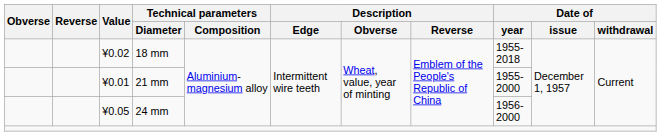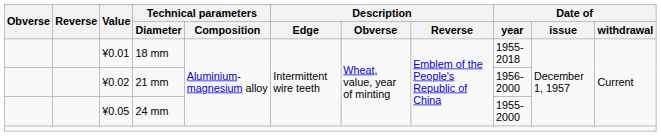(116, 53) ¥0.02 -> (116, 53) ¥0.01
(116, 82) ¥0.01 -> (116, 82) ¥0.02
(510, 82) 1955-2000 -> (510, 82) 1956-2000
(510, 112) 1956-2000 -> (510, 112) 1955-2000
